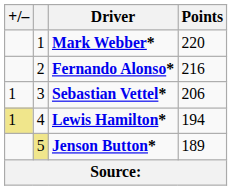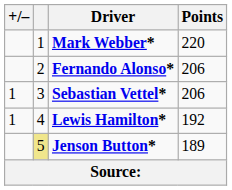(193, 68) 216 -> (193, 68) 206
(12, 120) khaki background -> (12, 120) no background
(193, 120) 194 -> (193, 120) 192
